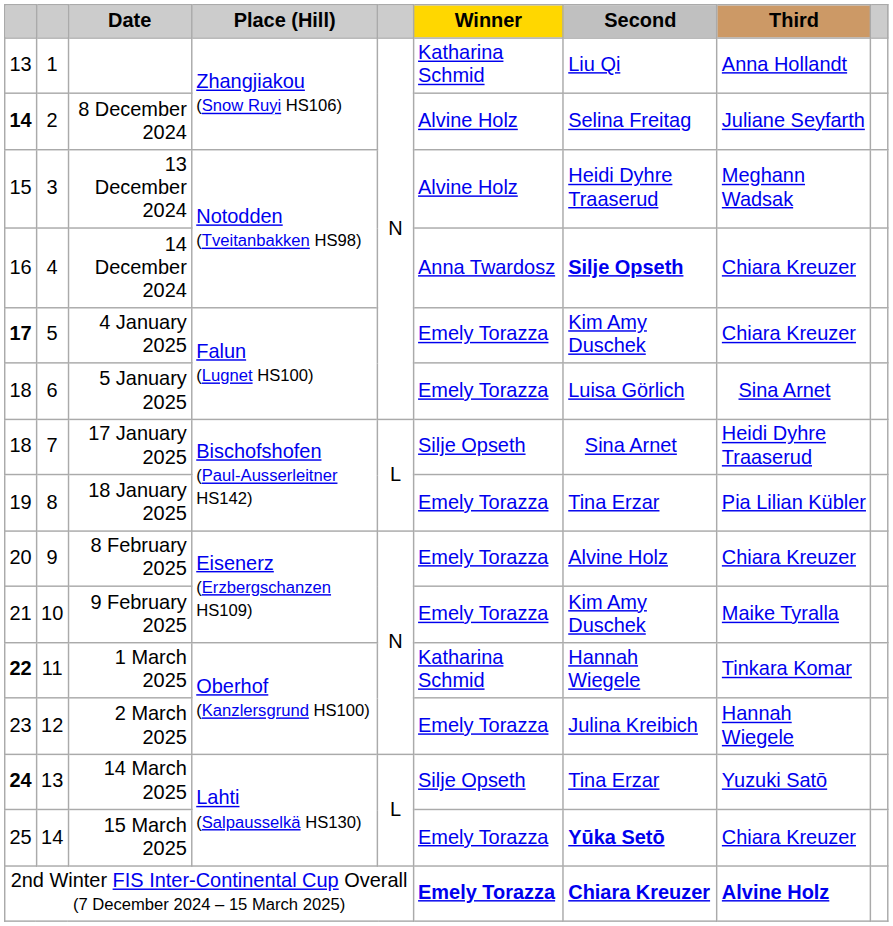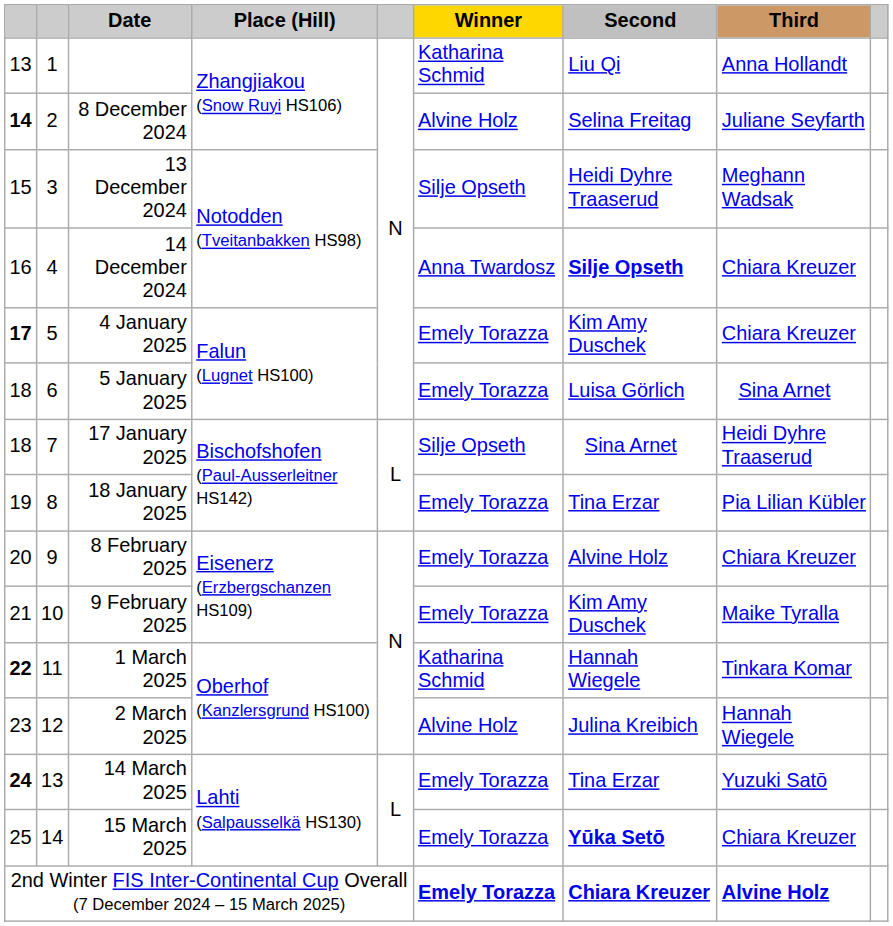(468, 188) Alvine Holz -> (472, 188) Silje Opseth
(483, 725) Emely Torazza -> (468, 725) Alvine Holz
(472, 781) Silje Opseth -> (483, 781) Emely Torazza
